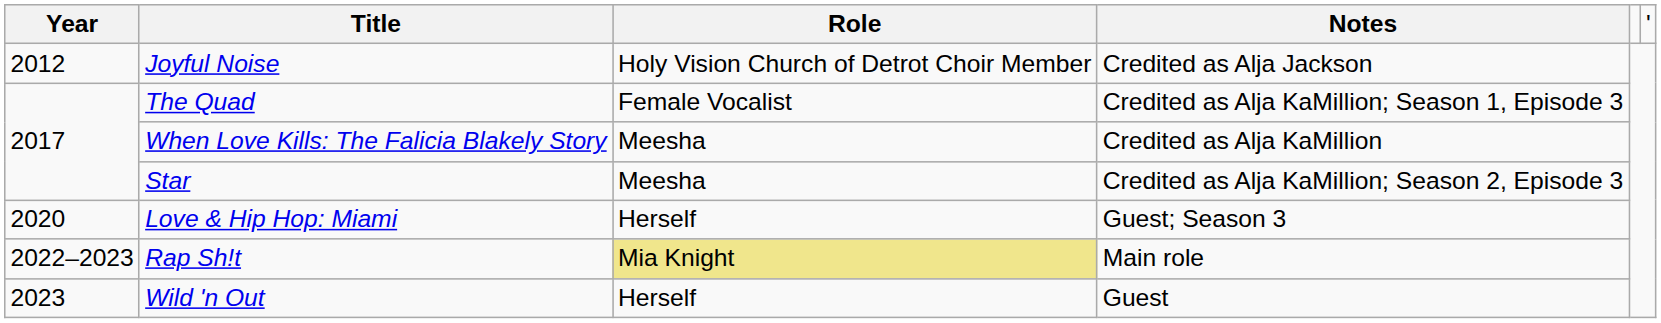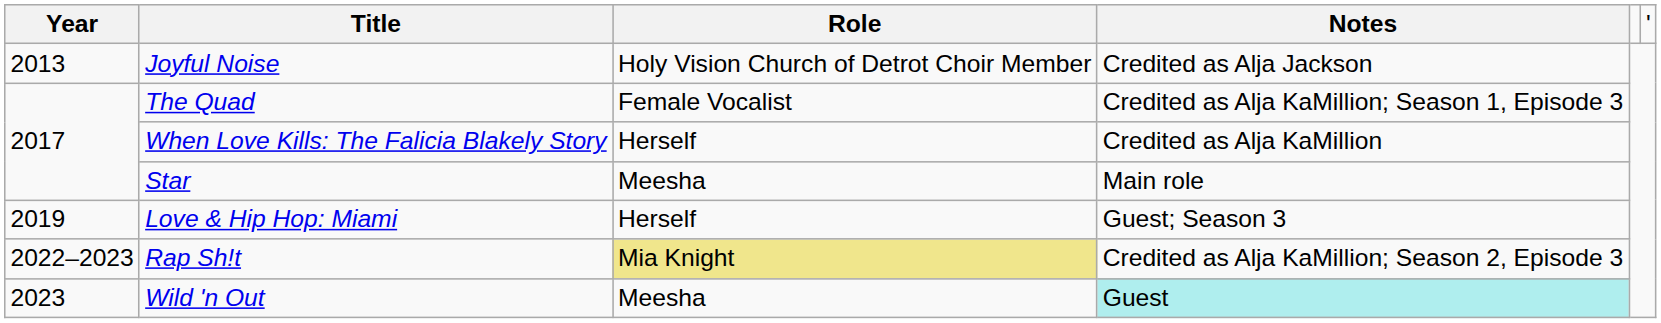(38, 63) 2012 -> (38, 63) 2013
(662, 141) Meesha -> (657, 141) Herself
(1363, 180) Credited as Alja KaMillion; Season 2, Episode 3 -> (1153, 180) Main role
(38, 219) 2020 -> (38, 219) 2019
(1153, 258) Main role -> (1363, 258) Credited as Alja KaMillion; Season 2, Episode 3
(657, 297) Herself -> (662, 297) Meesha
(1136, 297) no background -> (1136, 297) paleturquoise background
